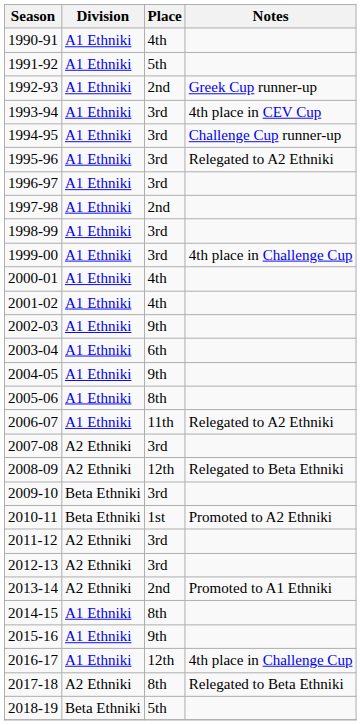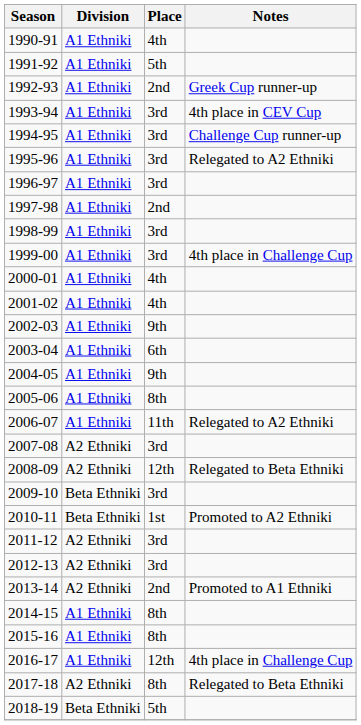(157, 636) 9th -> (157, 636) 8th
